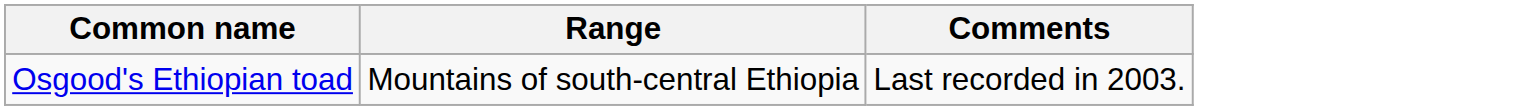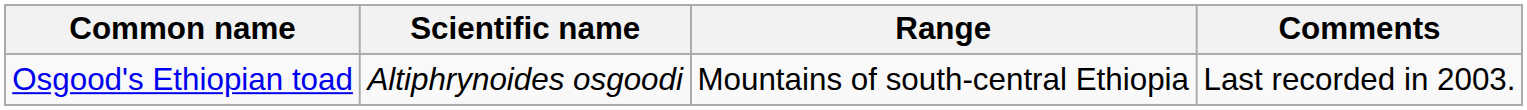+ column: (525, 29)
